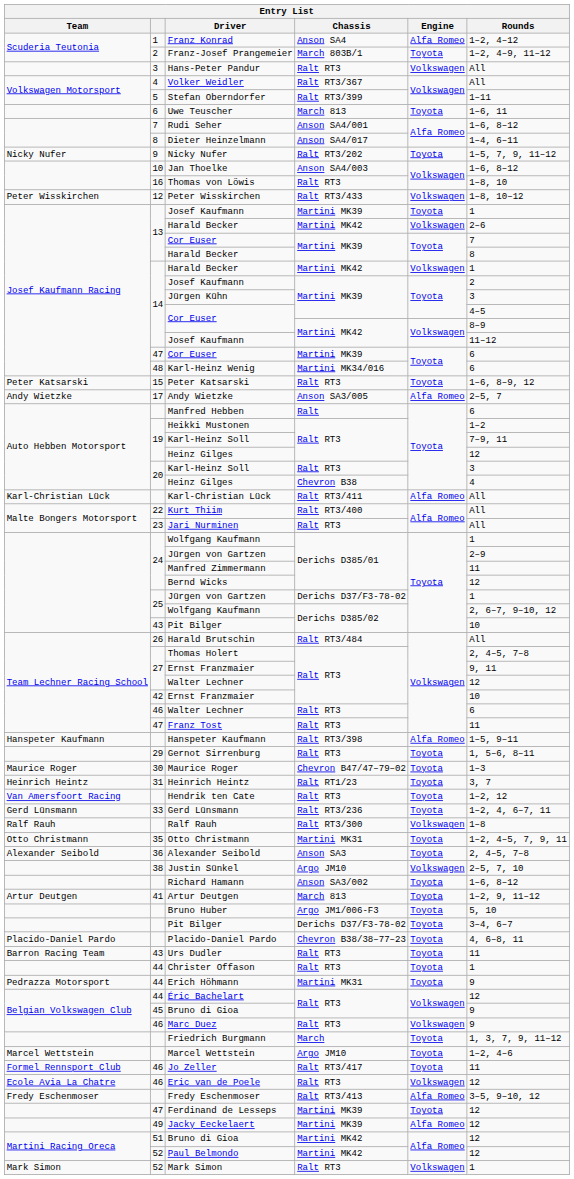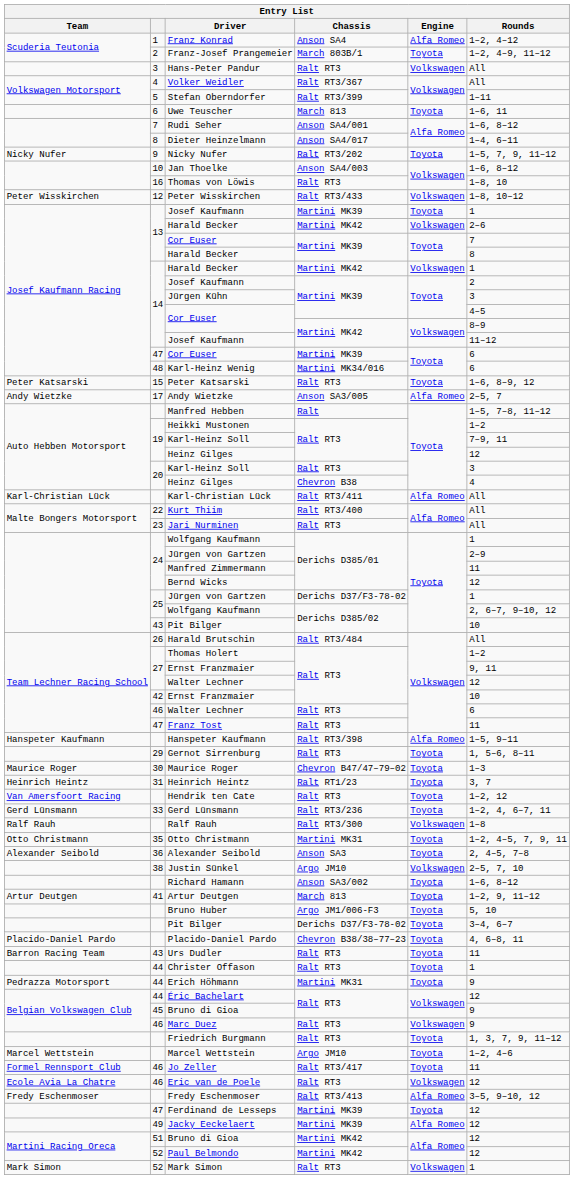(472, 411) 6 -> (510, 411) 1–5, 7–8, 11–12
(499, 654) 2, 4–5, 7–8 -> (477, 654) 1–2
(311, 1039) March -> (319, 1039) Ralt RT3
